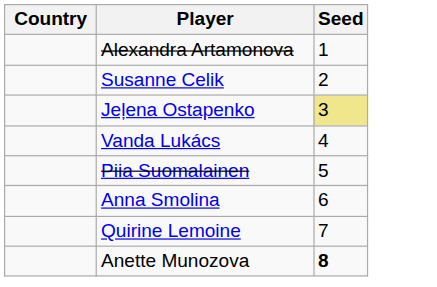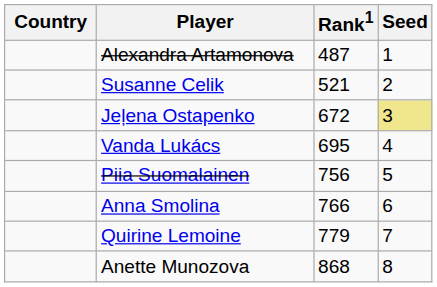+ column: (346, 22)
(323, 261) bold -> (388, 266) normal
